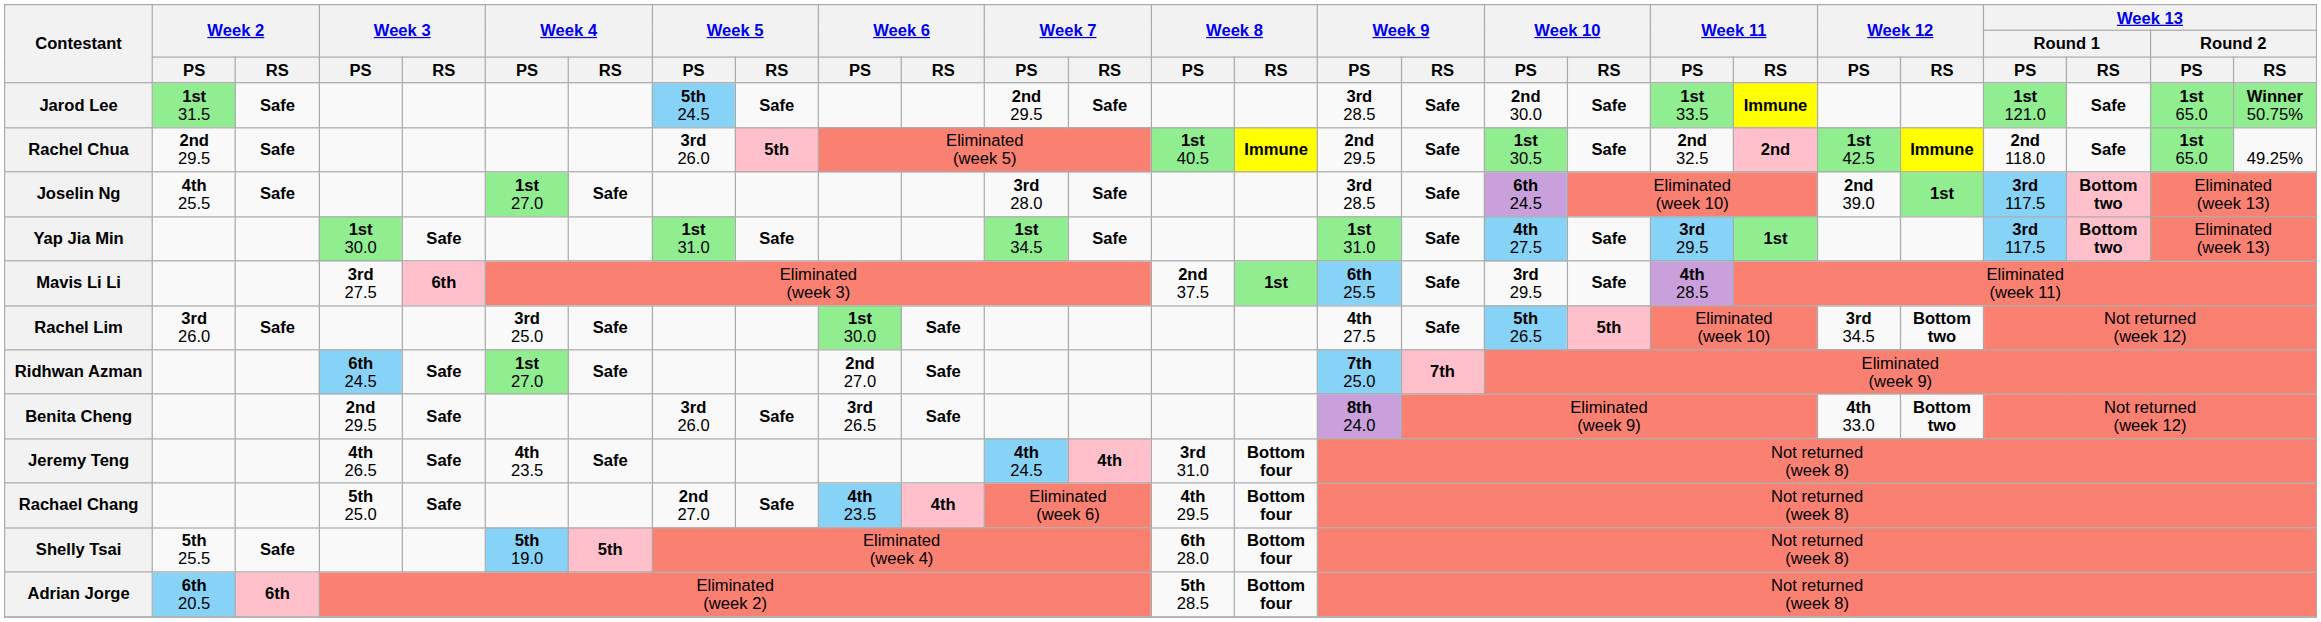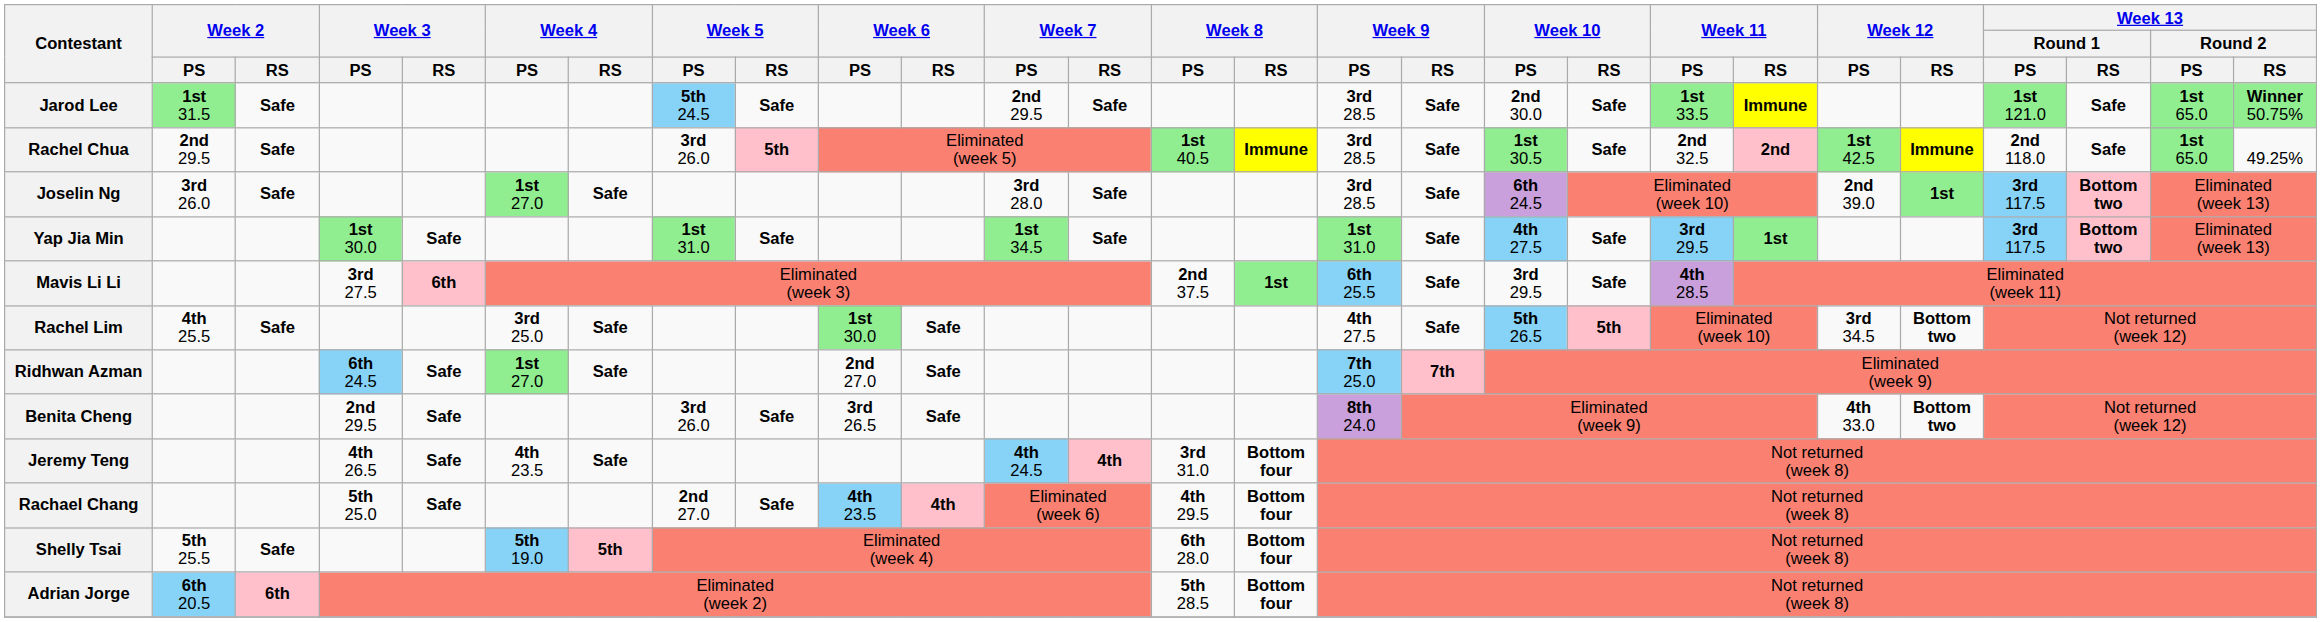(1359, 149) 2nd 29.5 -> (1359, 149) 3rd 28.5
(194, 194) 4th 25.5 -> (194, 194) 3rd 26.0
(194, 327) 3rd 26.0 -> (194, 327) 4th 25.5
